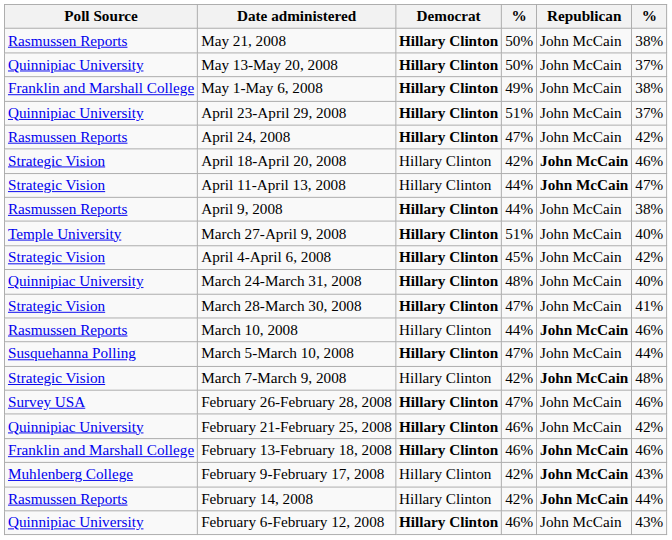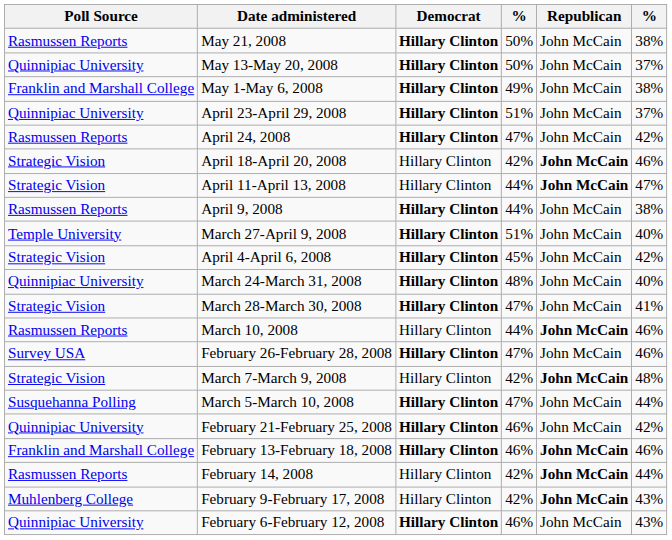rows swapped: (278, 354) <-> (297, 402)
rows swapped: (293, 474) <-> (257, 498)
